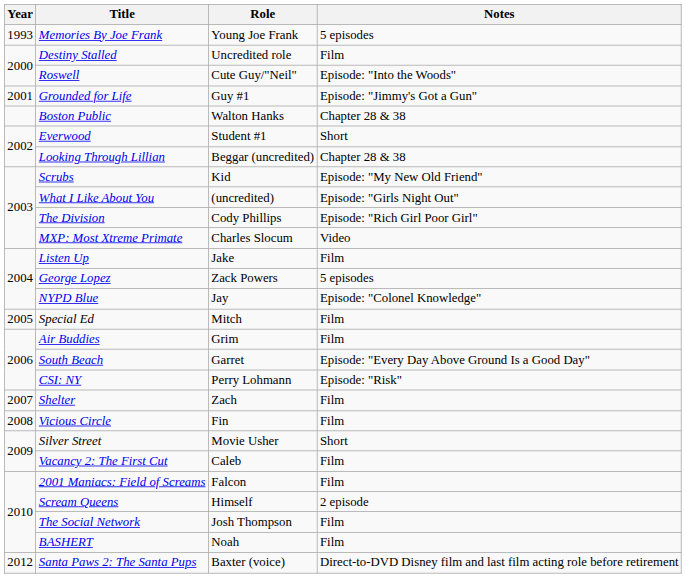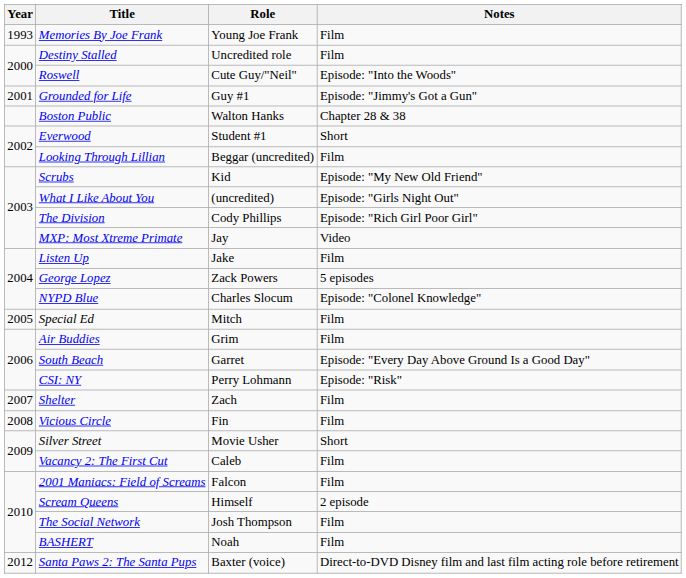(347, 34) 5 episodes -> (332, 34) Film
(363, 156) Chapter 28 & 38 -> (332, 156) Film
(252, 237) Charles Slocum -> (220, 237) Jay
(220, 298) Jay -> (252, 298) Charles Slocum
